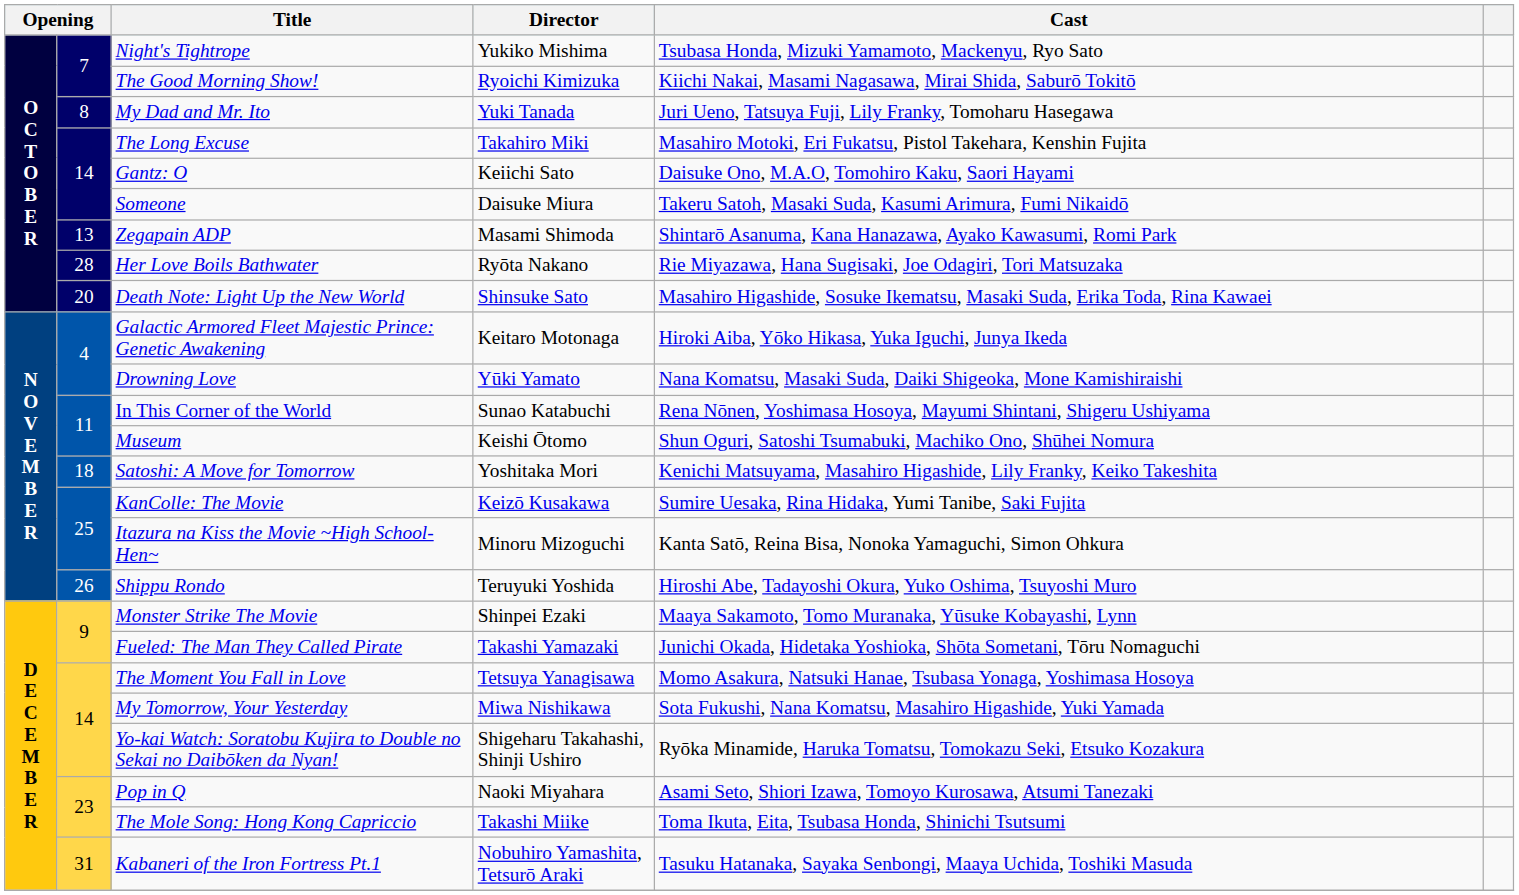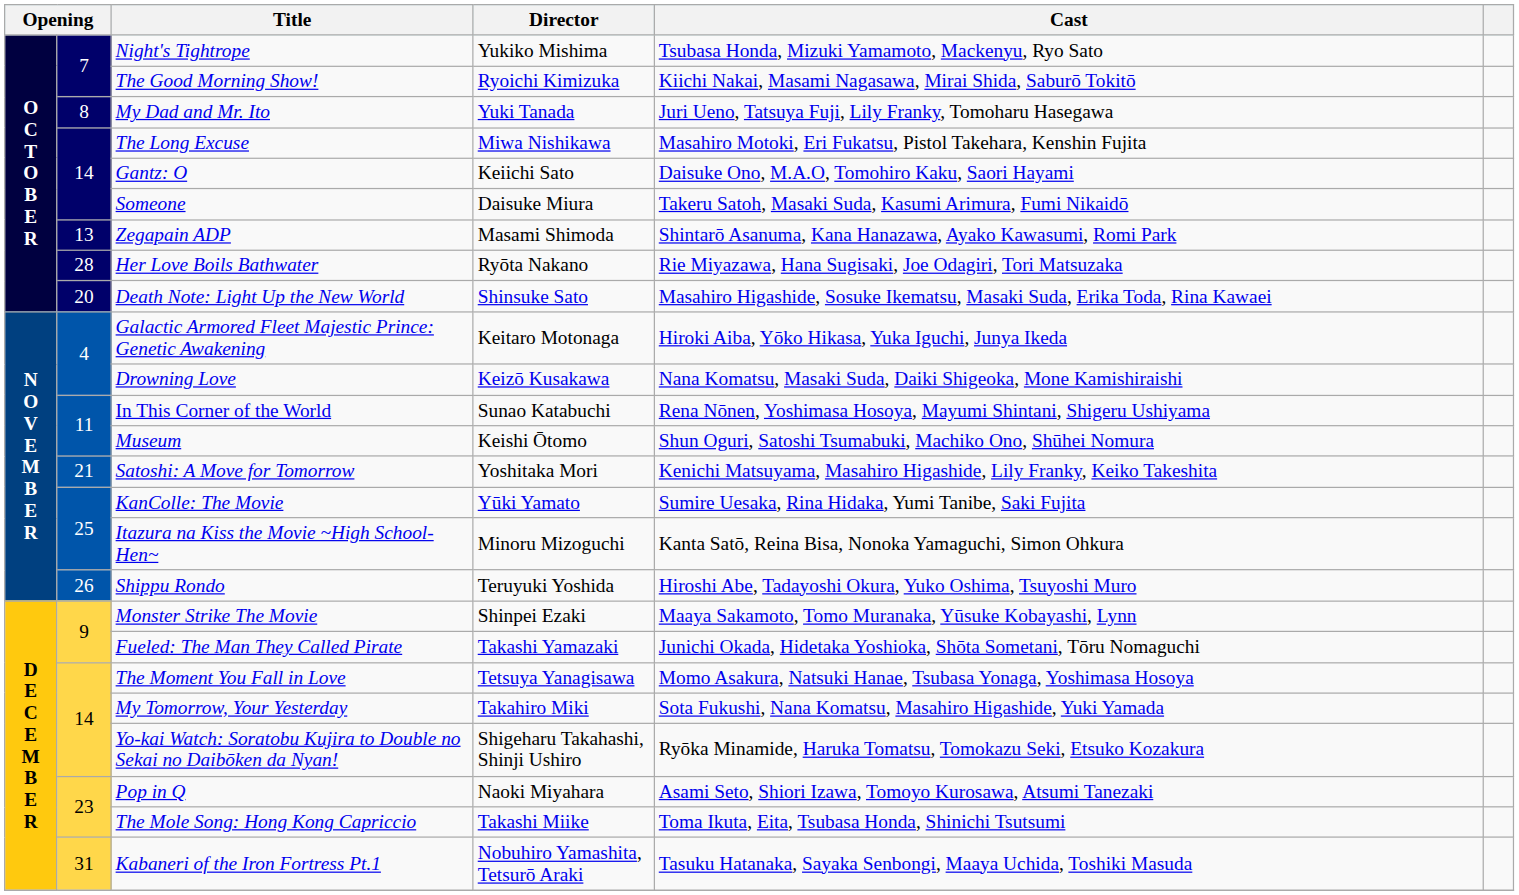(533, 142) Takahiro Miki -> (544, 142) Miwa Nishikawa
(529, 379) Yūki Yamato -> (544, 379) Keizō Kusakawa
(84, 471) 18 -> (84, 471) 21
(544, 502) Keizō Kusakawa -> (529, 502) Yūki Yamato
(544, 708) Miwa Nishikawa -> (533, 708) Takahiro Miki
